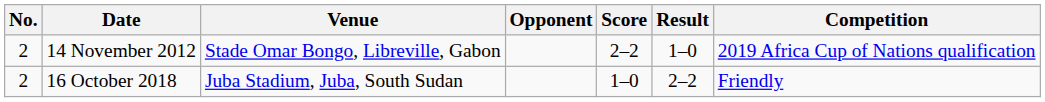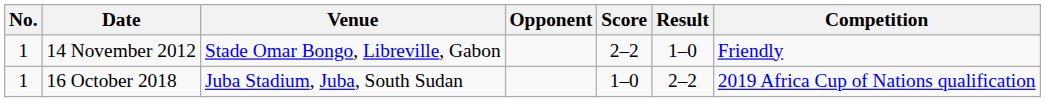(23, 50) 2 -> (23, 50) 1
(877, 50) 2019 Africa Cup of Nations qualification -> (751, 50) Friendly
(23, 81) 2 -> (23, 81) 1
(751, 81) Friendly -> (877, 81) 2019 Africa Cup of Nations qualification
